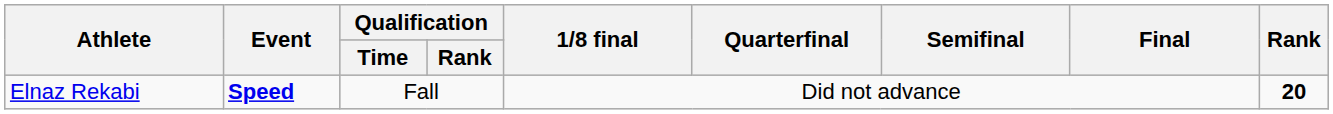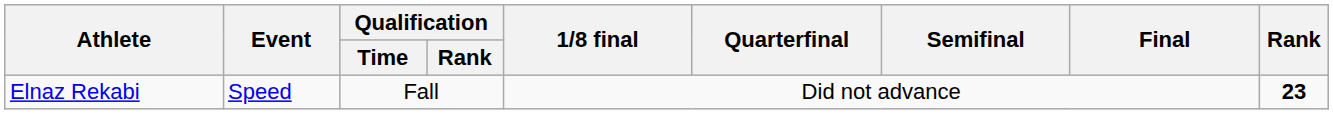(261, 92) bold -> (260, 92) normal
(1294, 92) 20 -> (1294, 92) 23
